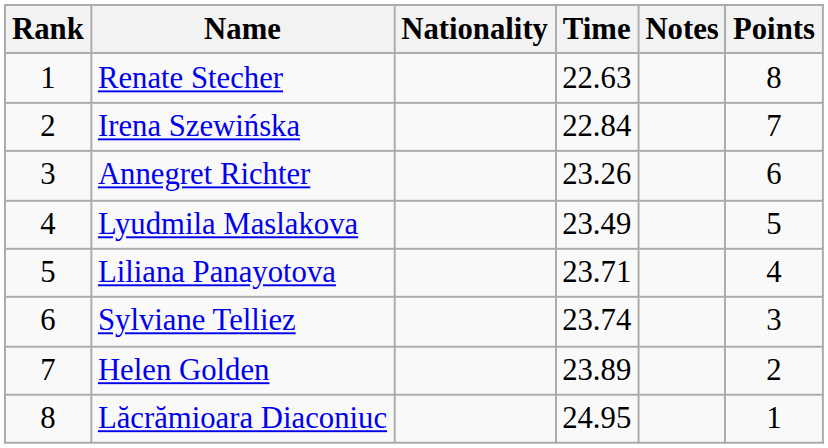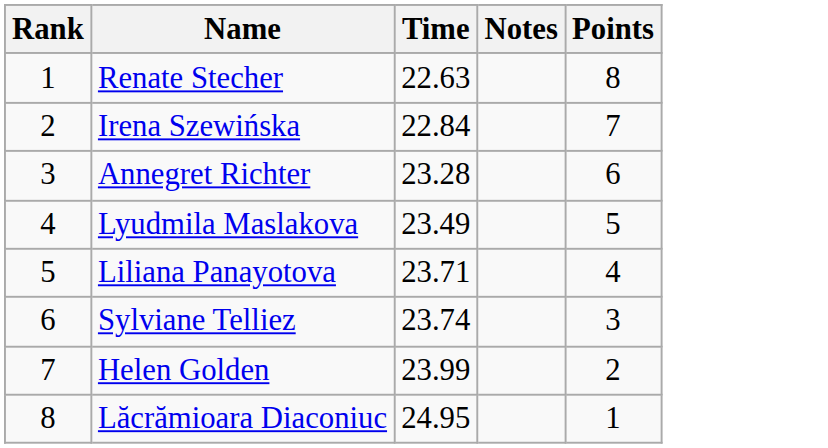- column: (475, 28)
(597, 175) 23.26 -> (436, 175) 23.28
(597, 369) 23.89 -> (436, 369) 23.99
